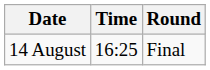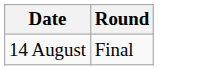- column: (116, 19)
